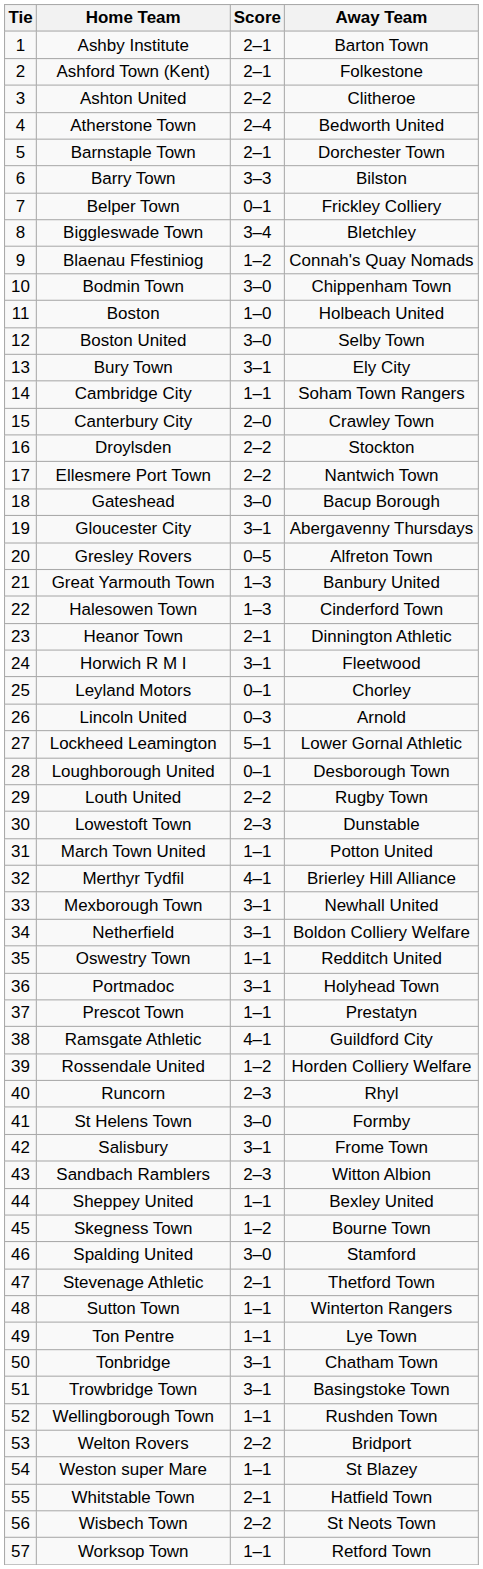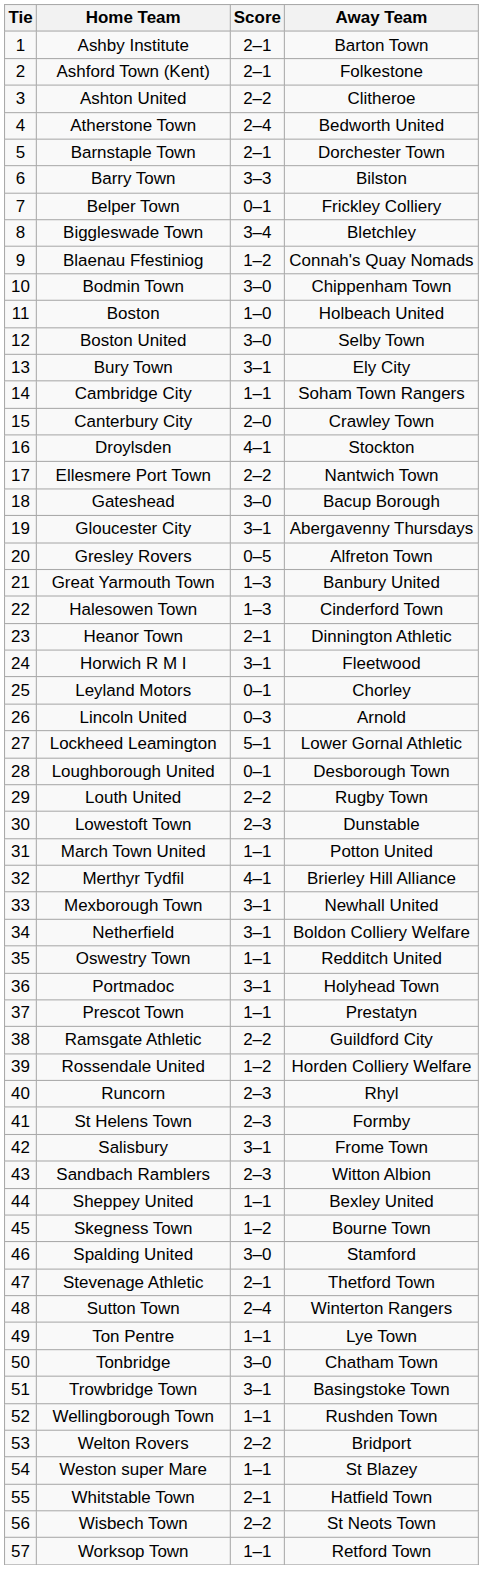(257, 448) 2–2 -> (257, 448) 4–1
(257, 1040) 4–1 -> (257, 1040) 2–2
(257, 1120) 3–0 -> (257, 1120) 2–3
(257, 1309) 1–1 -> (257, 1309) 2–4
(257, 1362) 3–1 -> (257, 1362) 3–0
